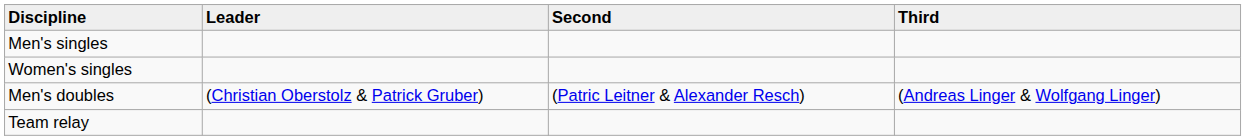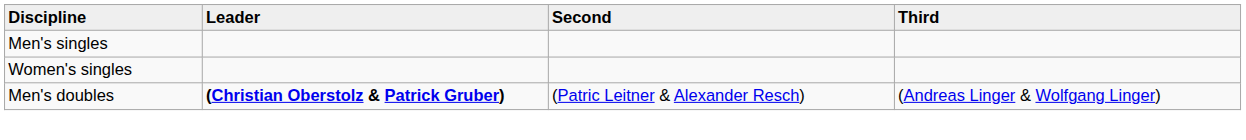(345, 95) normal -> (355, 95) bold
- row: (49, 122)
